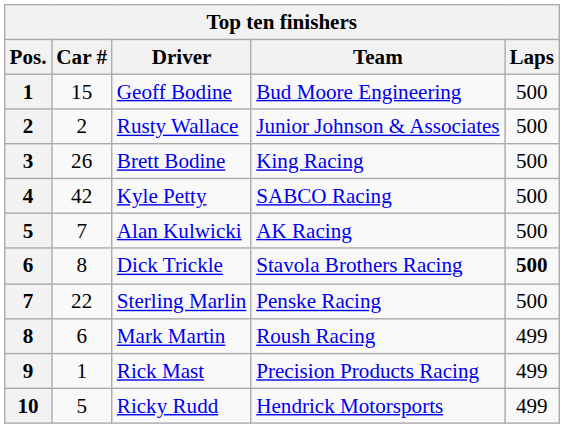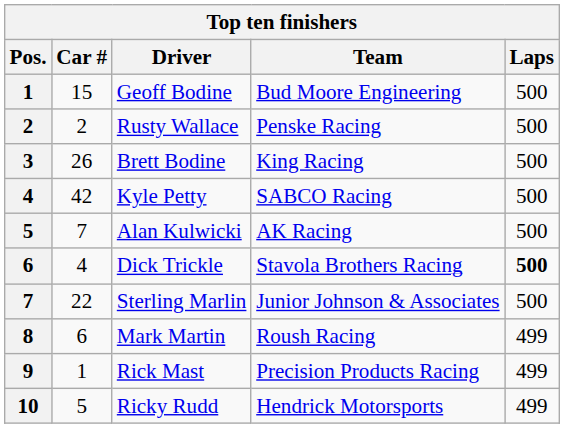(378, 126) Junior Johnson & Associates -> (319, 126) Penske Racing
(82, 265) 8 -> (82, 265) 4
(319, 300) Penske Racing -> (378, 300) Junior Johnson & Associates
